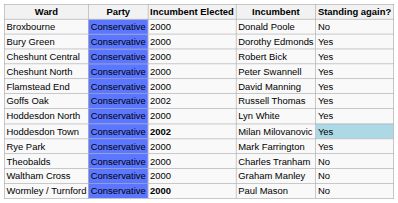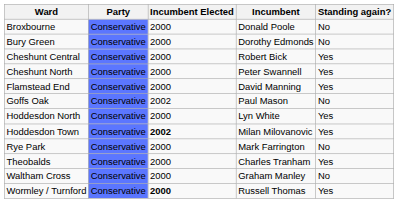(326, 42) Yes -> (324, 42) No
(272, 101) Russell Thomas -> (263, 101) Paul Mason
(326, 101) Yes -> (324, 101) No
(326, 131) lightblue background -> (326, 131) no background
(326, 146) Yes -> (324, 146) No
(324, 161) No -> (326, 161) Yes
(263, 191) Paul Mason -> (272, 191) Russell Thomas
(324, 191) No -> (326, 191) Yes
